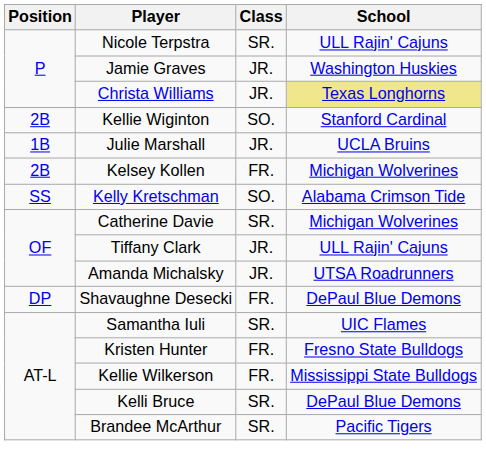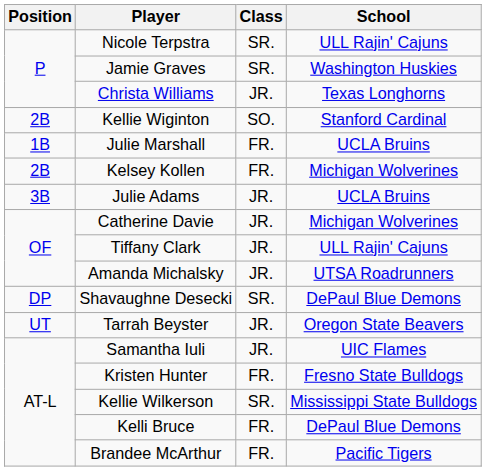(261, 68) JR. -> (261, 68) SR.
(384, 94) khaki background -> (384, 94) no background
(261, 145) JR. -> (261, 145) FR.
+ row: (156, 196)
- row: (156, 196)
(261, 222) SR. -> (261, 222) JR.
(261, 299) FR. -> (261, 299) SR.
+ row: (156, 324)
(261, 324) SR. -> (261, 350) JR.
(261, 376) FR. -> (261, 401) SR.
(261, 401) SR. -> (261, 427) FR.
(261, 427) SR. -> (261, 453) FR.
